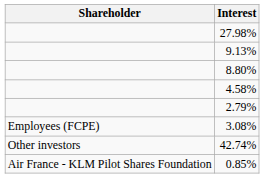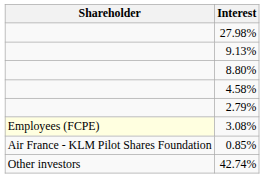(54, 126) no background -> (54, 126) lightyellow background
rows swapped: (241, 164) <-> (238, 145)
